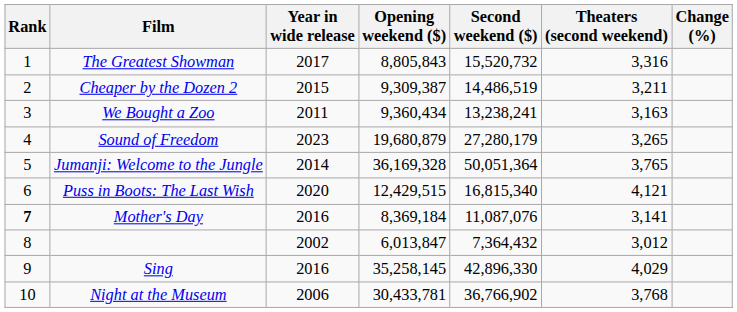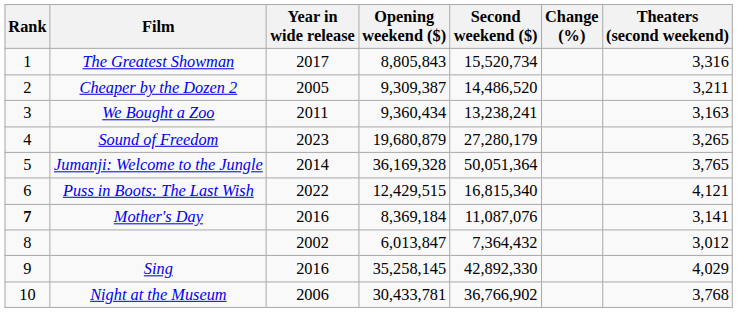columns swapped: (702, 26) <-> (606, 26)
(501, 61) 15,520,732 -> (501, 61) 15,520,734
(313, 87) 2015 -> (313, 87) 2005
(501, 87) 14,486,519 -> (501, 87) 14,486,520
(313, 191) 2020 -> (313, 191) 2022
(501, 268) 42,896,330 -> (501, 268) 42,892,330
